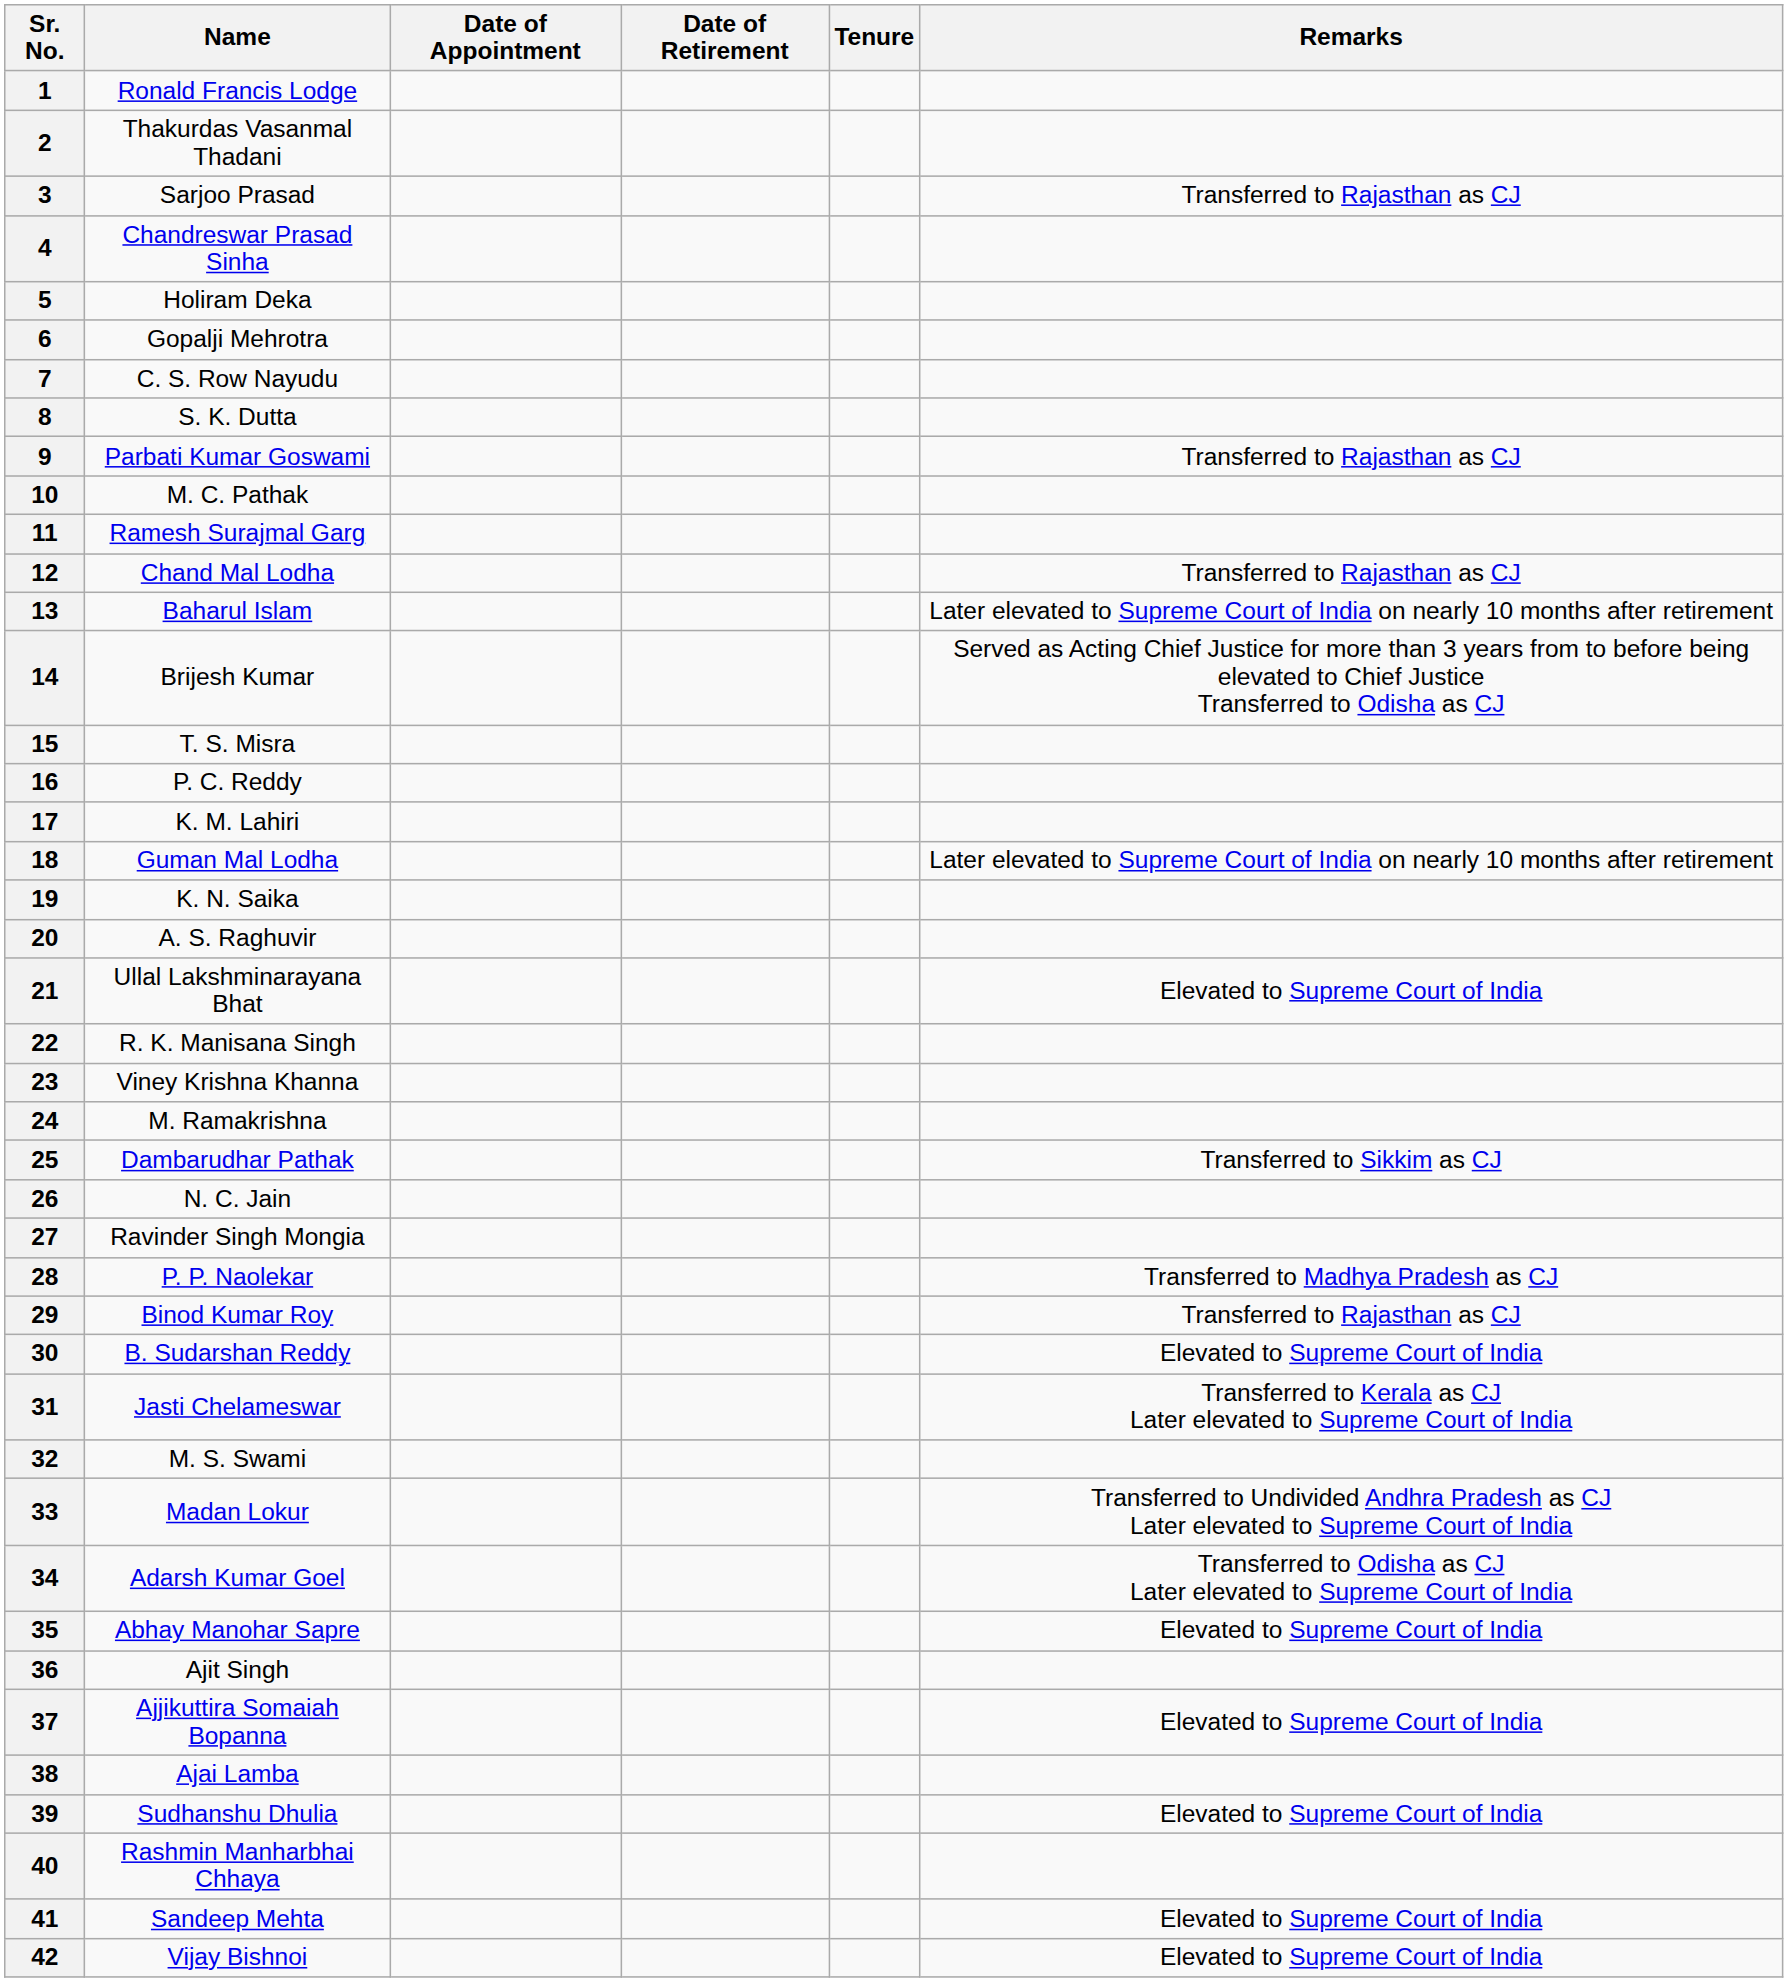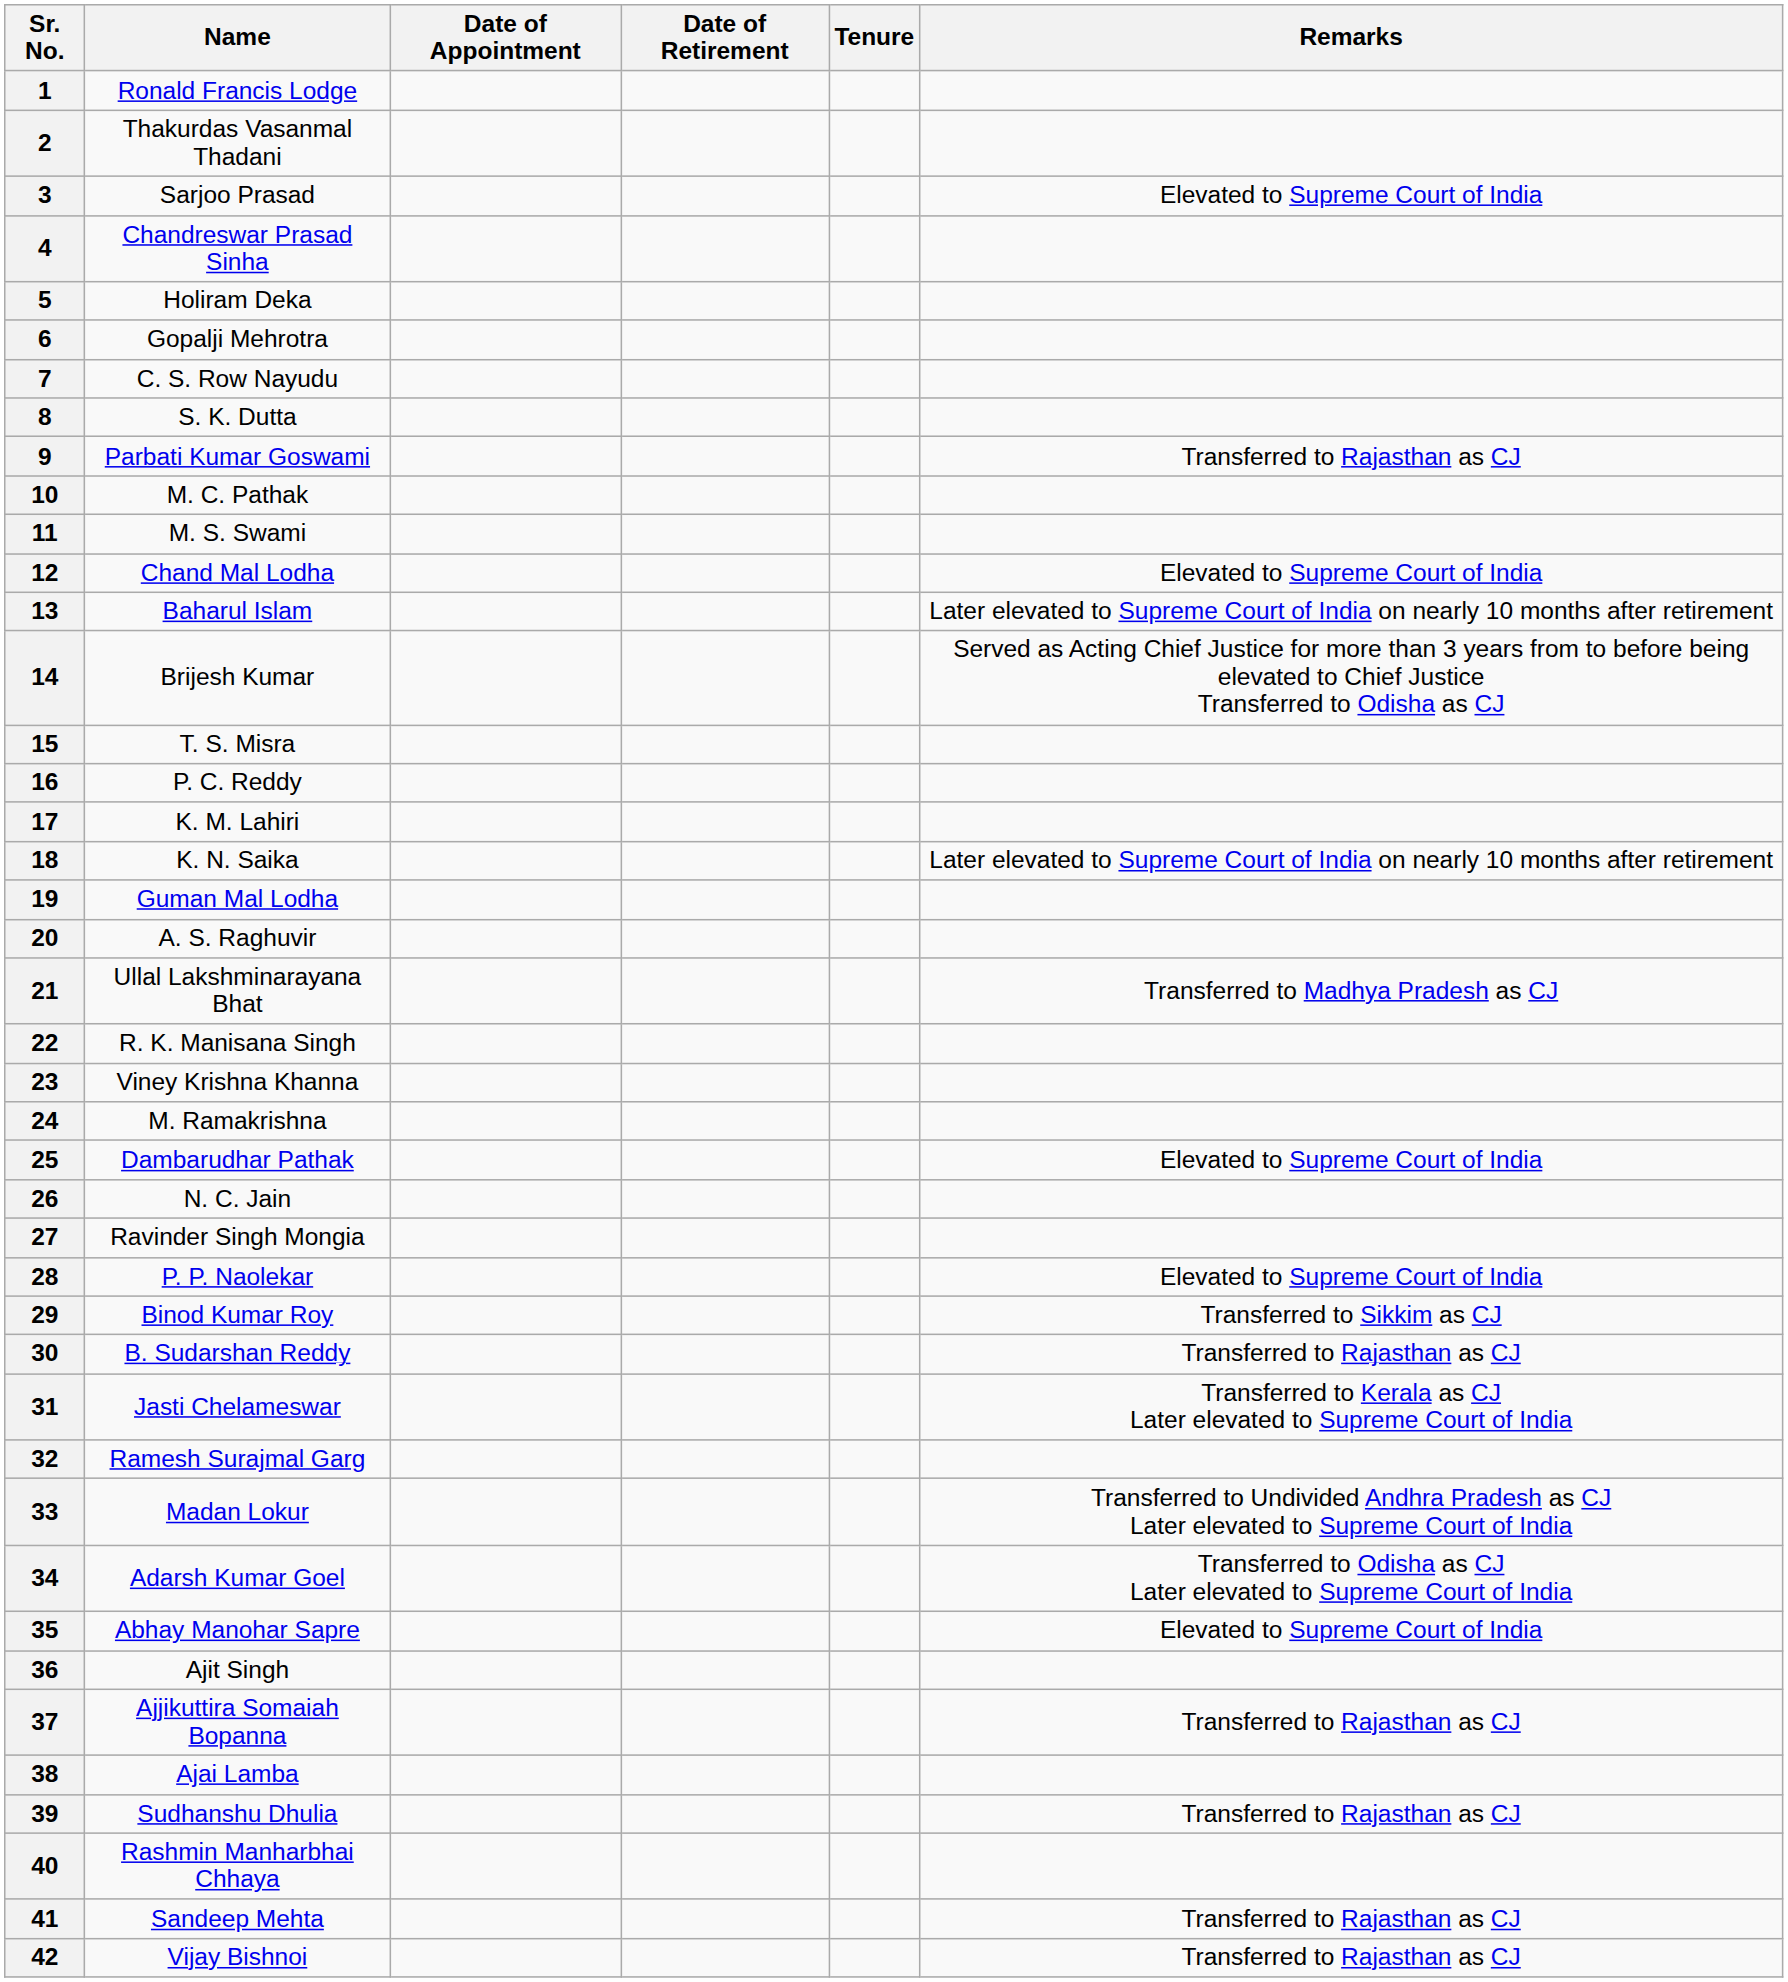(1351, 195) Transferred to Rajasthan as CJ -> (1351, 195) Elevated to Supreme Court of India
(237, 533) Ramesh Surajmal Garg -> (237, 533) M. S. Swami
(1351, 572) Transferred to Rajasthan as CJ -> (1351, 572) Elevated to Supreme Court of India
(237, 860) Guman Mal Lodha -> (237, 860) K. N. Saika
(237, 899) K. N. Saika -> (237, 899) Guman Mal Lodha
(1351, 990) Elevated to Supreme Court of India -> (1351, 990) Transferred to Madhya Pradesh as CJ
(1351, 1159) Transferred to Sikkim as CJ -> (1351, 1159) Elevated to Supreme Court of India
(1351, 1276) Transferred to Madhya Pradesh as CJ -> (1351, 1276) Elevated to Supreme Court of India
(1351, 1315) Transferred to Rajasthan as CJ -> (1351, 1315) Transferred to Sikkim as CJ
(1351, 1353) Elevated to Supreme Court of India -> (1351, 1353) Transferred to Rajasthan as CJ
(237, 1459) M. S. Swami -> (237, 1459) Ramesh Surajmal Garg
(1351, 1722) Elevated to Supreme Court of India -> (1351, 1722) Transferred to Rajasthan as CJ
(1351, 1813) Elevated to Supreme Court of India -> (1351, 1813) Transferred to Rajasthan as CJ
(1351, 1918) Elevated to Supreme Court of India -> (1351, 1918) Transferred to Rajasthan as CJ
(1351, 1957) Elevated to Supreme Court of India -> (1351, 1957) Transferred to Rajasthan as CJ
